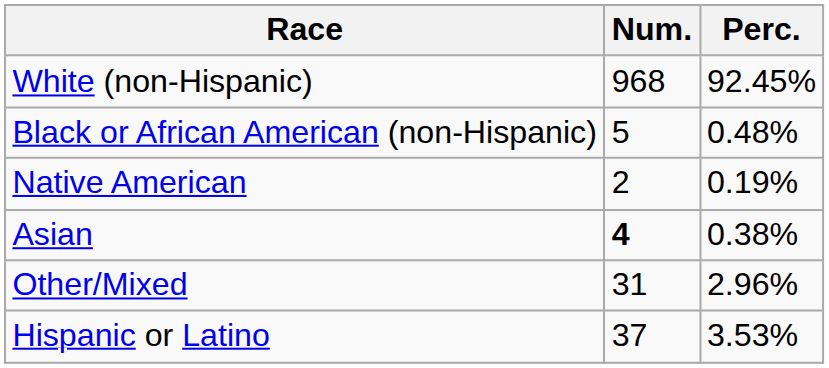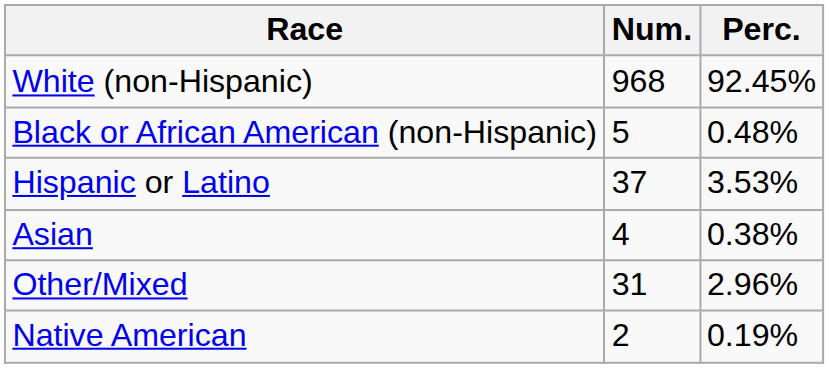rows swapped: (129, 183) <-> (141, 336)
(621, 234) bold -> (621, 234) normal
